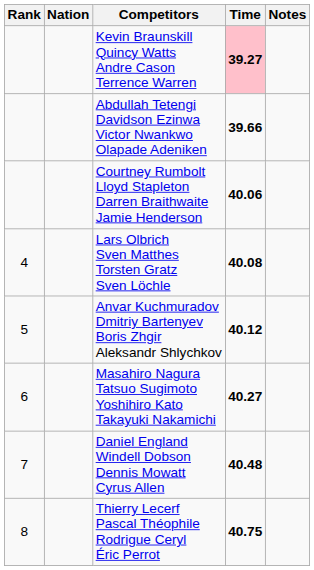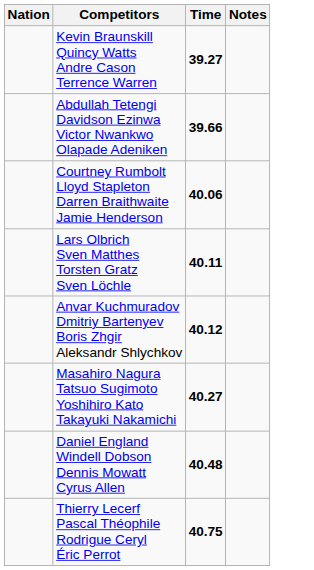- column: (24, 15)
(245, 59) pink background -> (206, 59) no background
(245, 262) 40.08 -> (206, 262) 40.11
